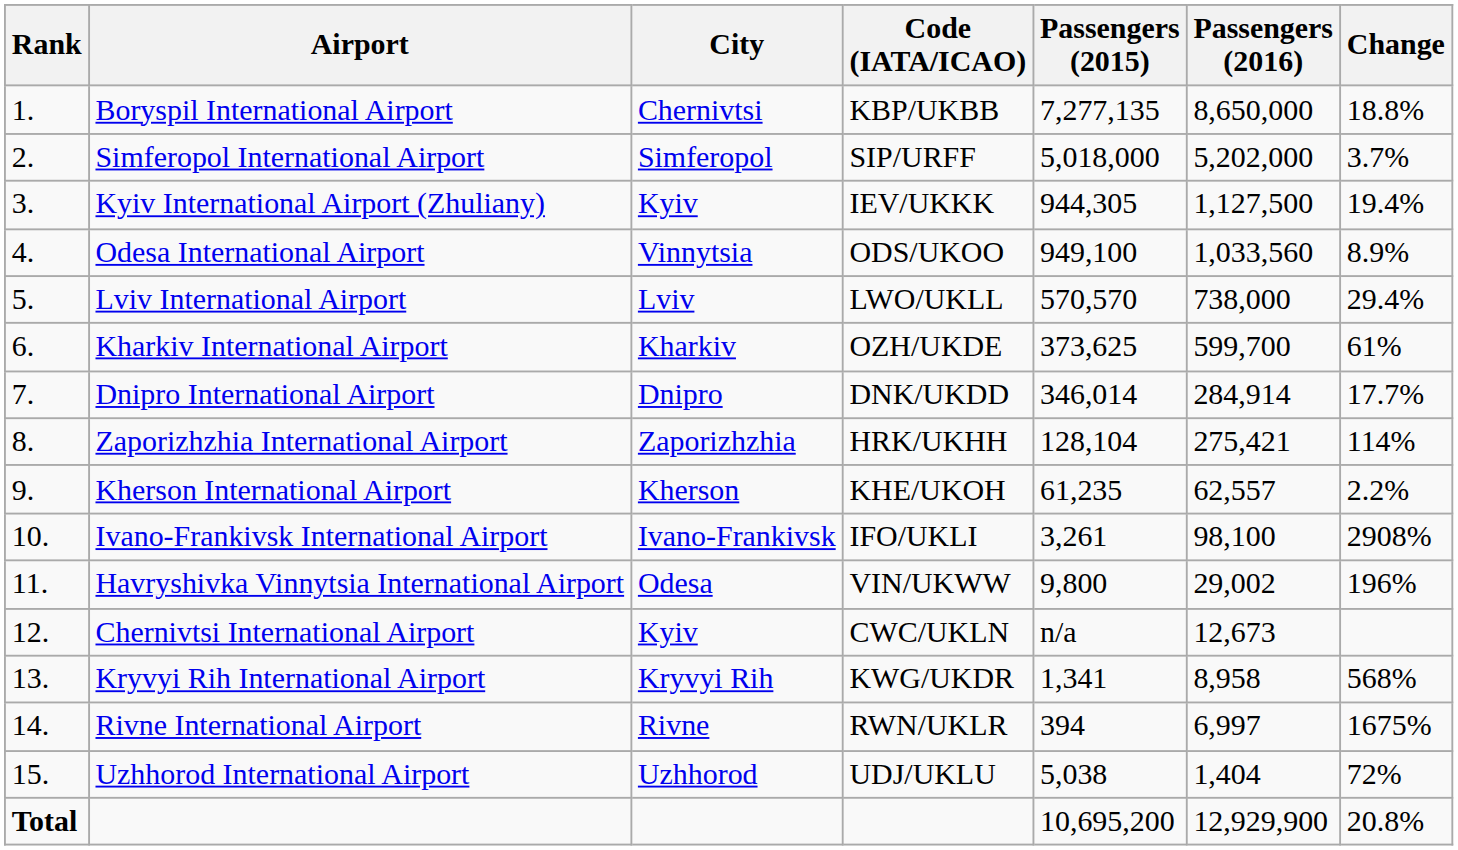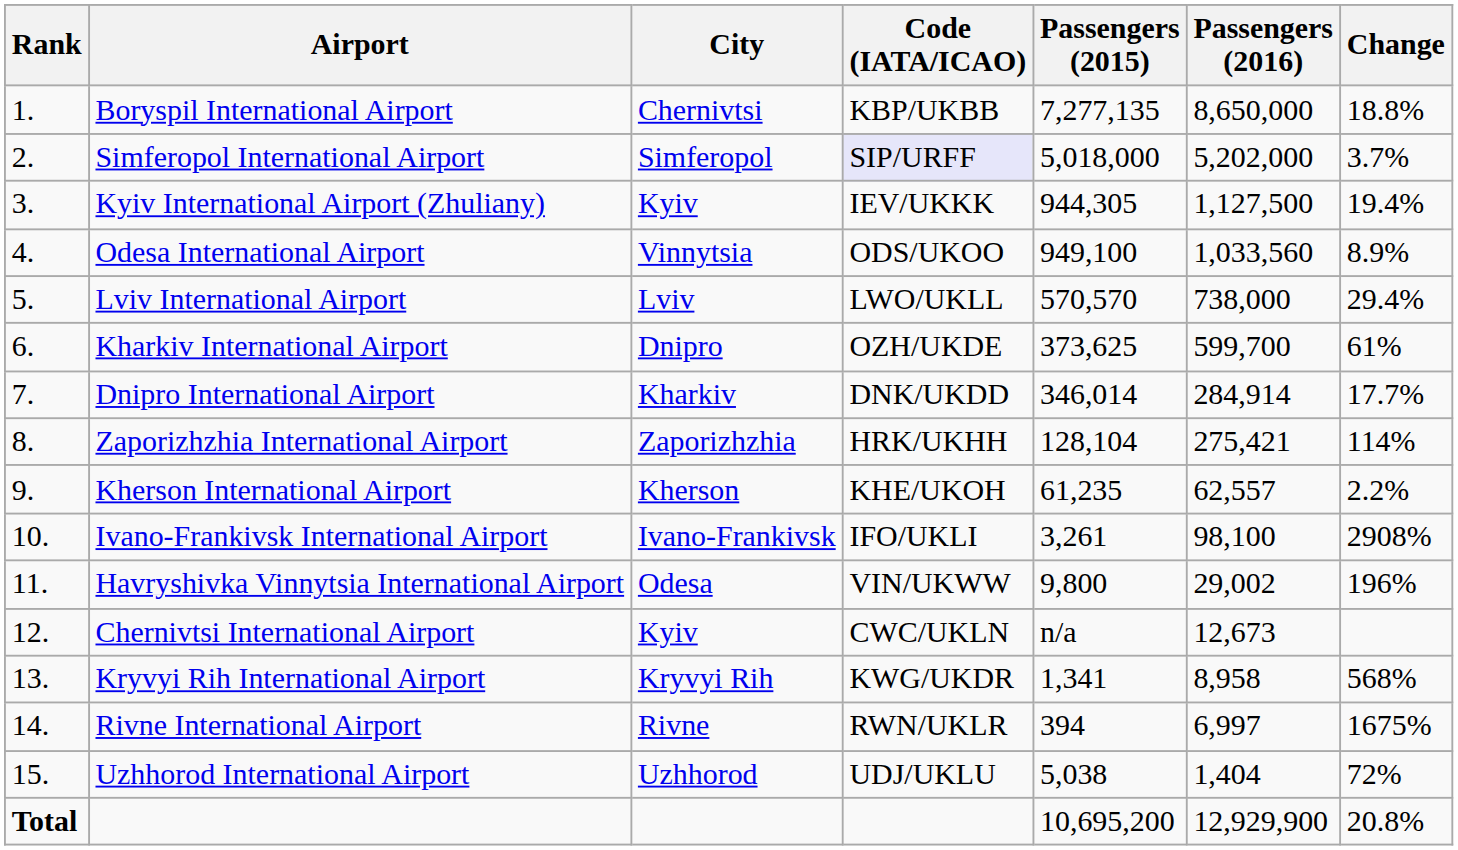(913, 156) no background -> (913, 156) lavender background
(687, 346) Kharkiv -> (680, 346) Dnipro
(680, 394) Dnipro -> (687, 394) Kharkiv
